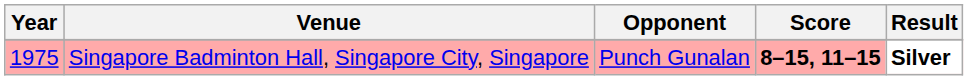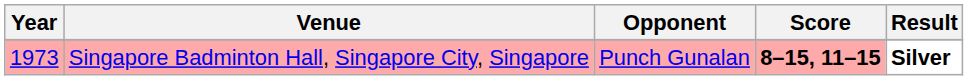(34, 57) 1975 -> (34, 57) 1973
